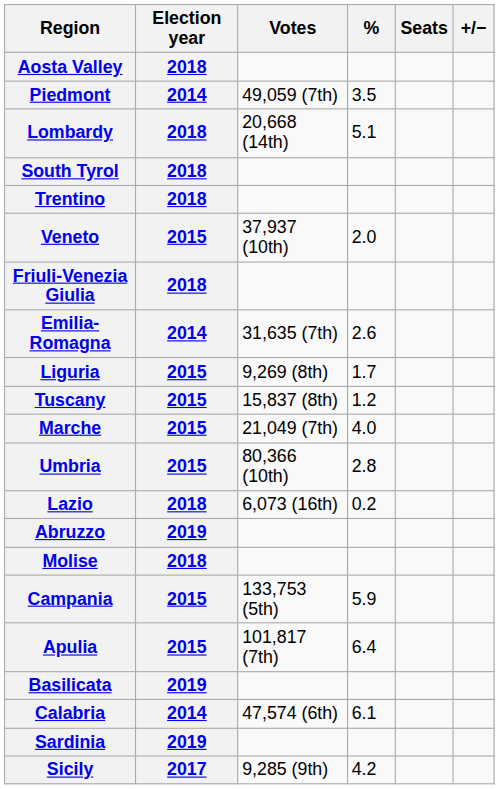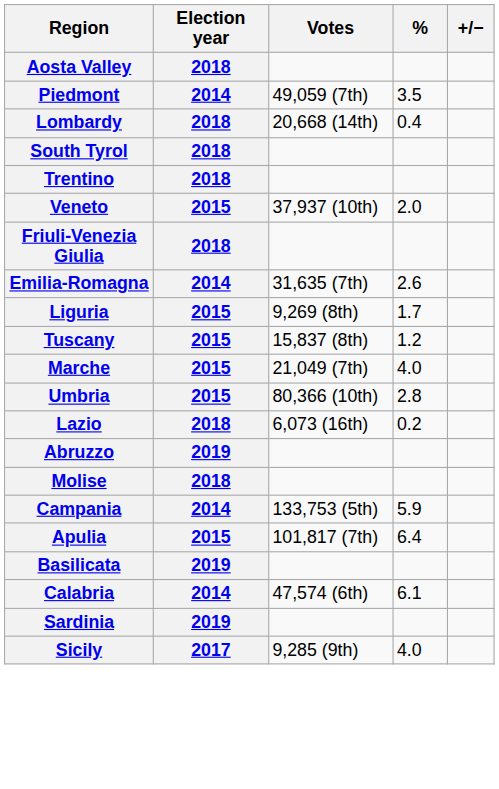- column: (424, 28)
(364, 133) 5.1 -> (409, 123) 0.4
(187, 599) 2015 -> (211, 509) 2014
(364, 769) 4.2 -> (409, 650) 4.0
